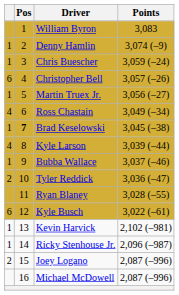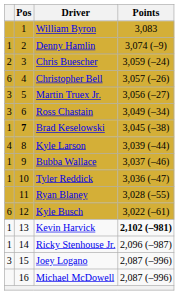(9, 62) 1 -> (9, 62) 2
(9, 95) 1 -> (9, 95) 3
(9, 112) 4 -> (9, 112) 3
(9, 178) 2 -> (9, 178) 1
(146, 227) normal -> (146, 227) bold
(9, 261) 2 -> (9, 261) 3
